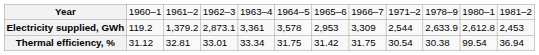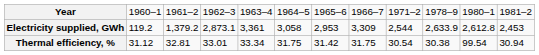(289, 27) 3,578 -> (289, 27) 3,058
(512, 43) 36.94 -> (512, 43) 30.94
